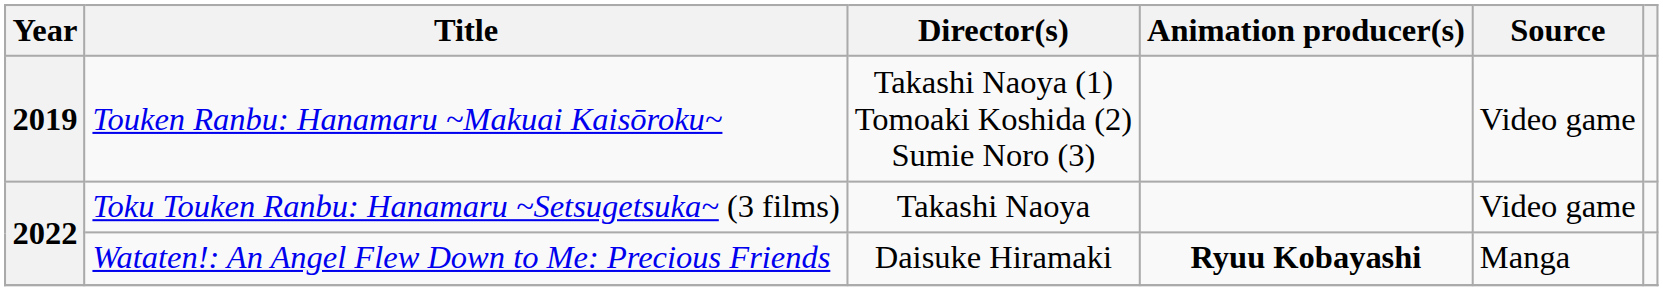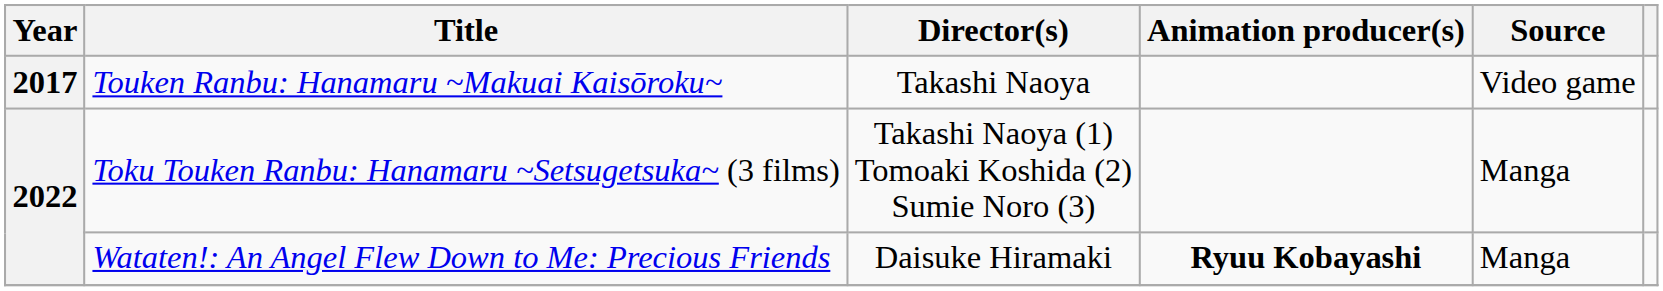(45, 118) 2019 -> (45, 81) 2017
(993, 118) Takashi Naoya (1) Tomoaki Koshida (2) Sumie Noro (3) -> (993, 81) Takashi Naoya
(993, 206) Takashi Naoya -> (993, 169) Takashi Naoya (1) Tomoaki Koshida (2) Sumie Noro (3)
(1558, 206) Video game -> (1525, 169) Manga
